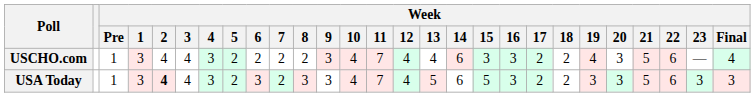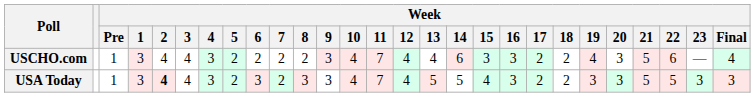(460, 80) 6 -> (460, 80) 5
(486, 80) 5 -> (486, 80) 4
(673, 80) 6 -> (673, 80) 5
